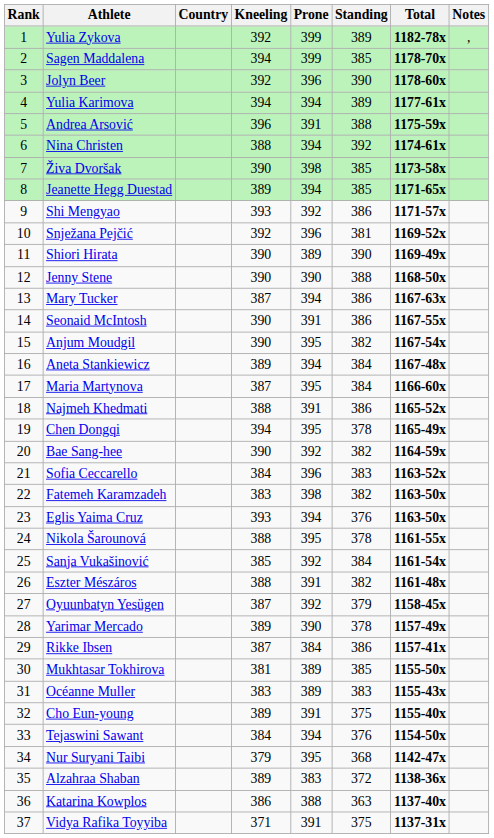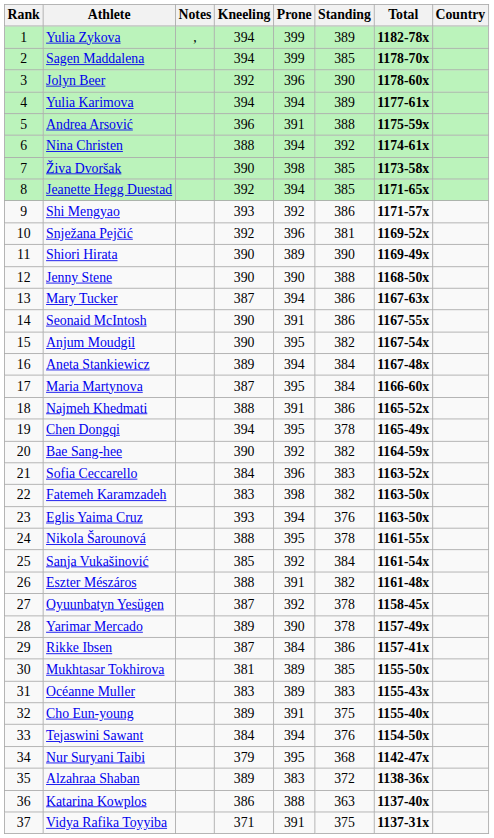columns swapped: (203, 15) <-> (469, 15)
(261, 37) 392 -> (244, 37) 394
(261, 189) 389 -> (244, 189) 392
(361, 604) 379 -> (344, 604) 378
